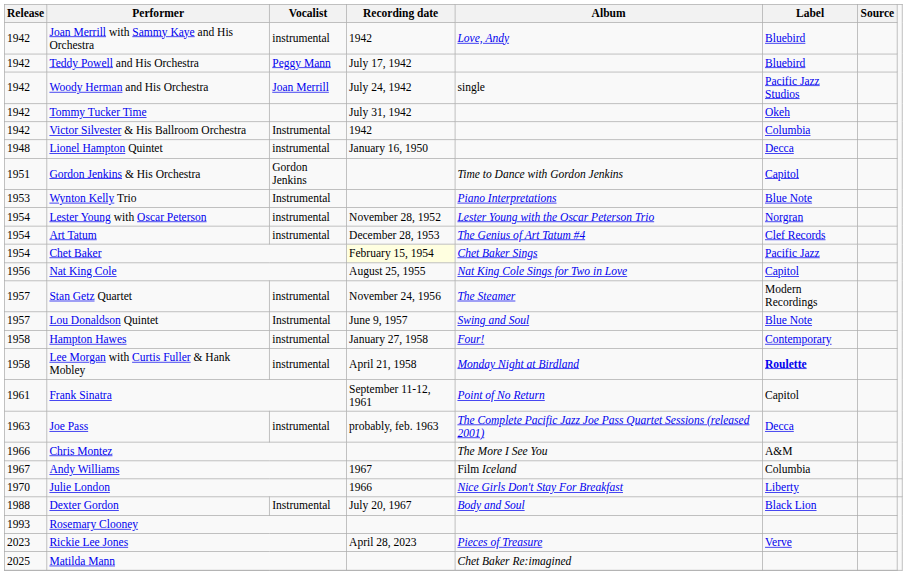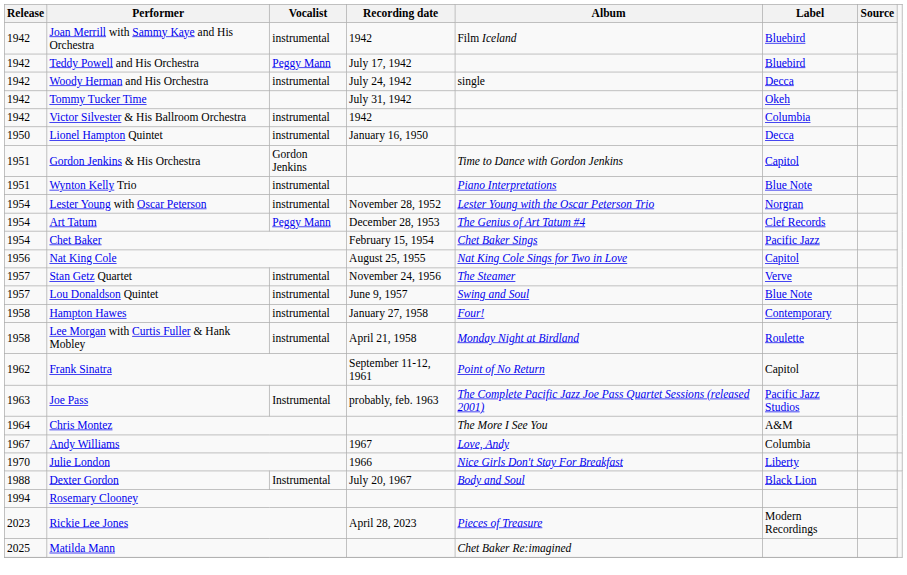(483, 38) Love, Andy -> (487, 38) Film Iceland
(301, 87) Joan Merrill -> (301, 81) instrumental
(792, 87) Pacific Jazz Studios -> (779, 81) Decca
(301, 130) Instrumental -> (301, 117) instrumental
(19, 149) 1948 -> (19, 136) 1950
(19, 198) 1953 -> (19, 185) 1951
(301, 198) Instrumental -> (301, 185) instrumental
(301, 235) instrumental -> (302, 222) Peggy Mann
(391, 253) lightyellow background -> (391, 240) no background
(791, 296) Modern Recordings -> (778, 277) Verve
(301, 321) Instrumental -> (301, 295) instrumental
(786, 364) bold -> (785, 338) normal
(19, 395) 1961 -> (19, 369) 1962
(301, 426) instrumental -> (301, 400) Instrumental
(779, 426) Decca -> (792, 400) Pacific Jazz Studios
(19, 451) 1966 -> (19, 425) 1964
(487, 469) Film Iceland -> (483, 443) Love, Andy
(19, 524) 1993 -> (19, 498) 1994
(778, 542) Verve -> (791, 523) Modern Recordings
